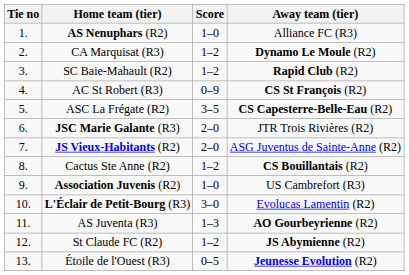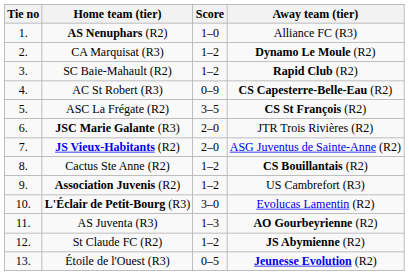(315, 90) CS St François (R2) -> (315, 90) CS Capesterre-Belle-Eau (R2)
(315, 109) CS Capesterre-Belle-Eau (R2) -> (315, 109) CS St François (R2)
(210, 185) 1–0 -> (210, 185) 1–2
